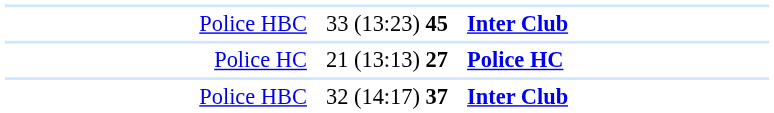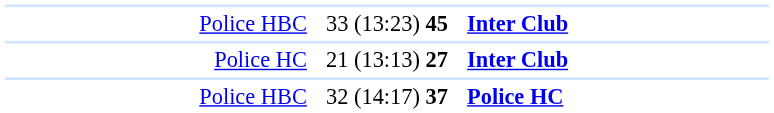(515, 60) Police HC -> (518, 60) Inter Club
(518, 96) Inter Club -> (515, 96) Police HC
